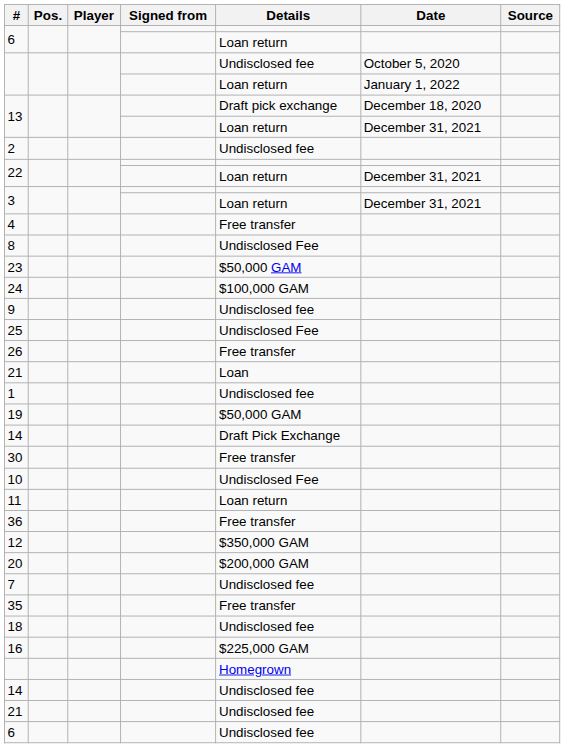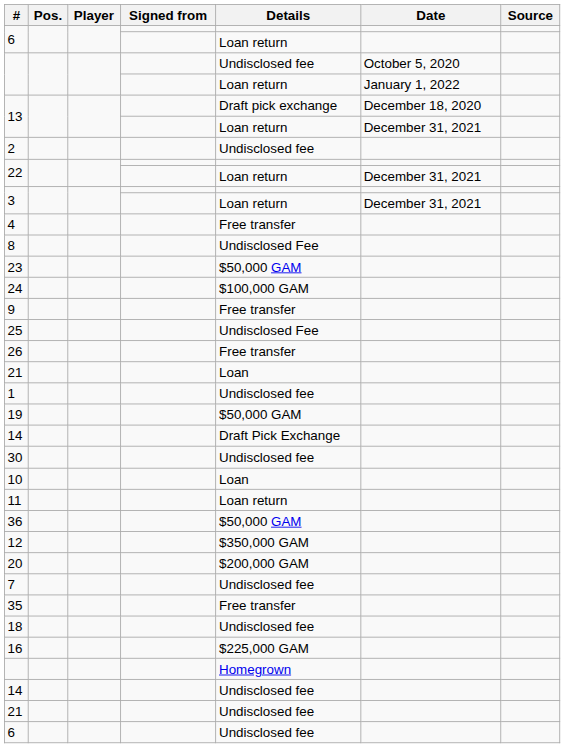(267, 309) Undisclosed fee -> (257, 309) Free transfer
(257, 457) Free transfer -> (267, 457) Undisclosed fee
(269, 479) Undisclosed Fee -> (234, 479) Loan
(257, 521) Free transfer -> (260, 521) $50,000 GAM
